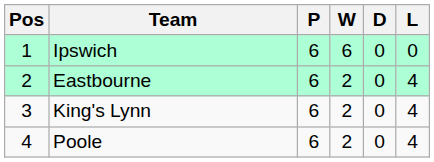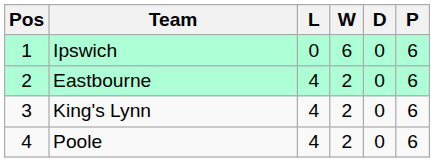columns swapped: (314, 19) <-> (412, 19)
